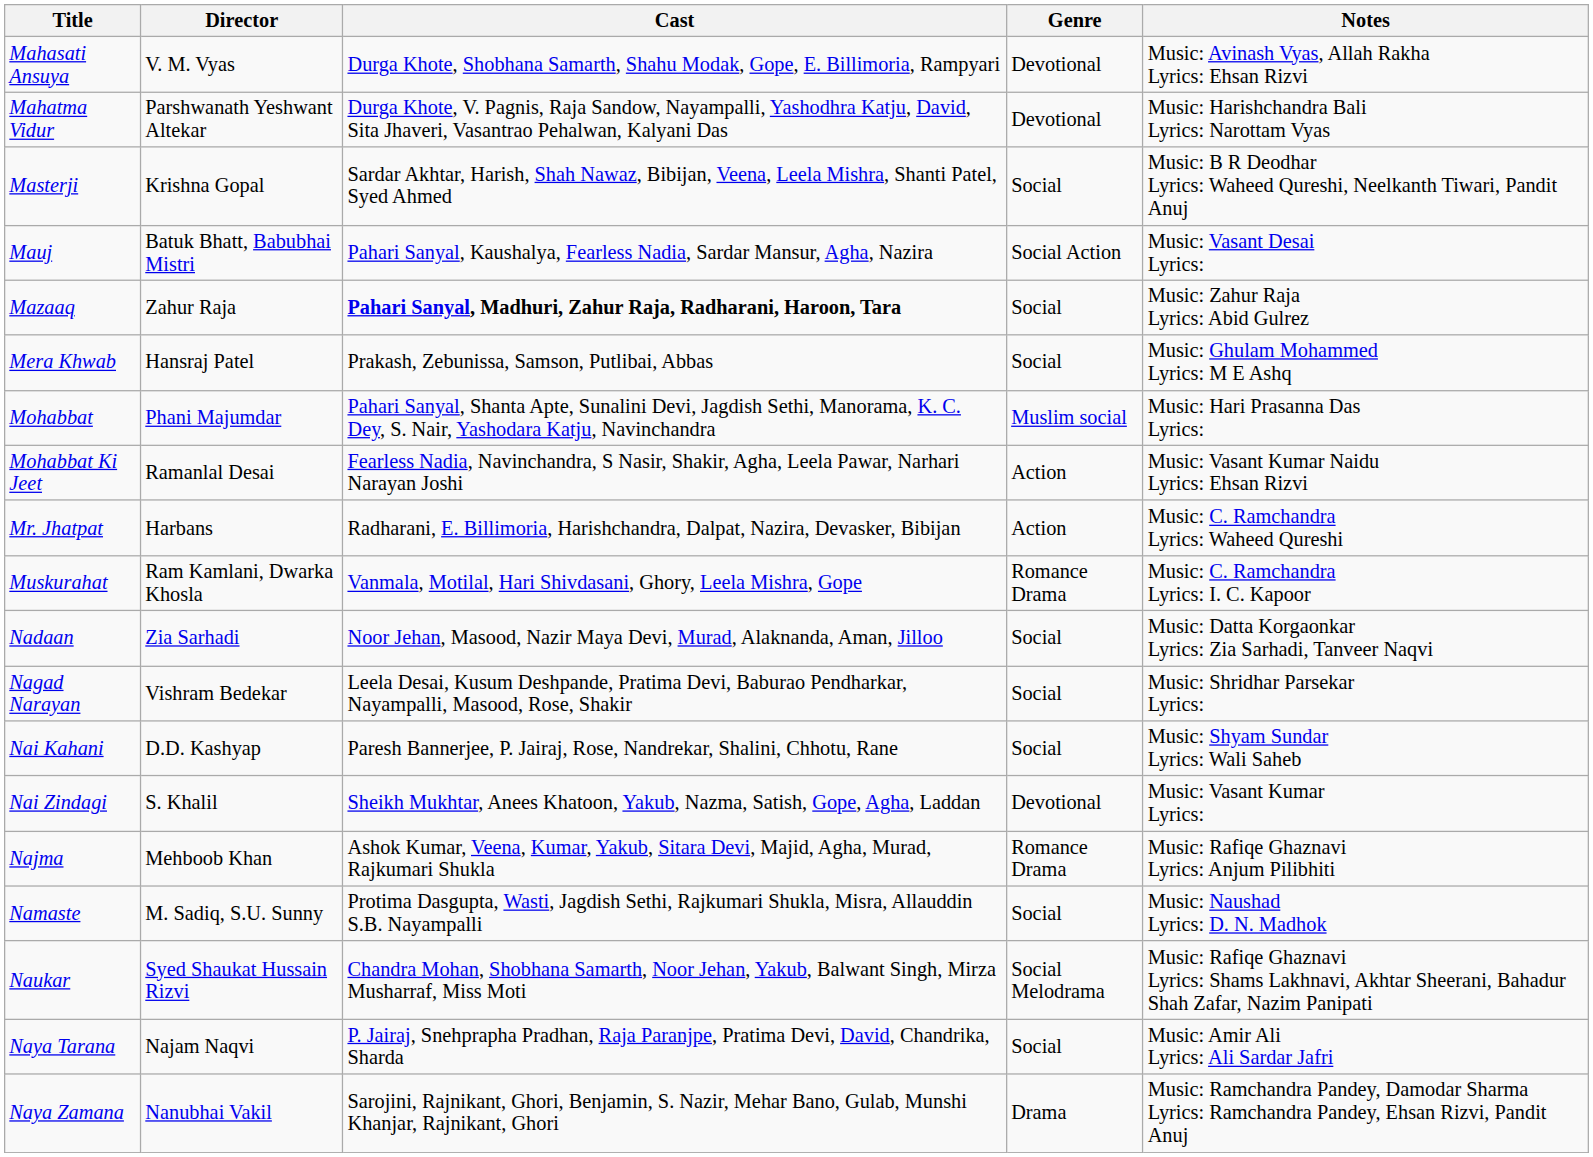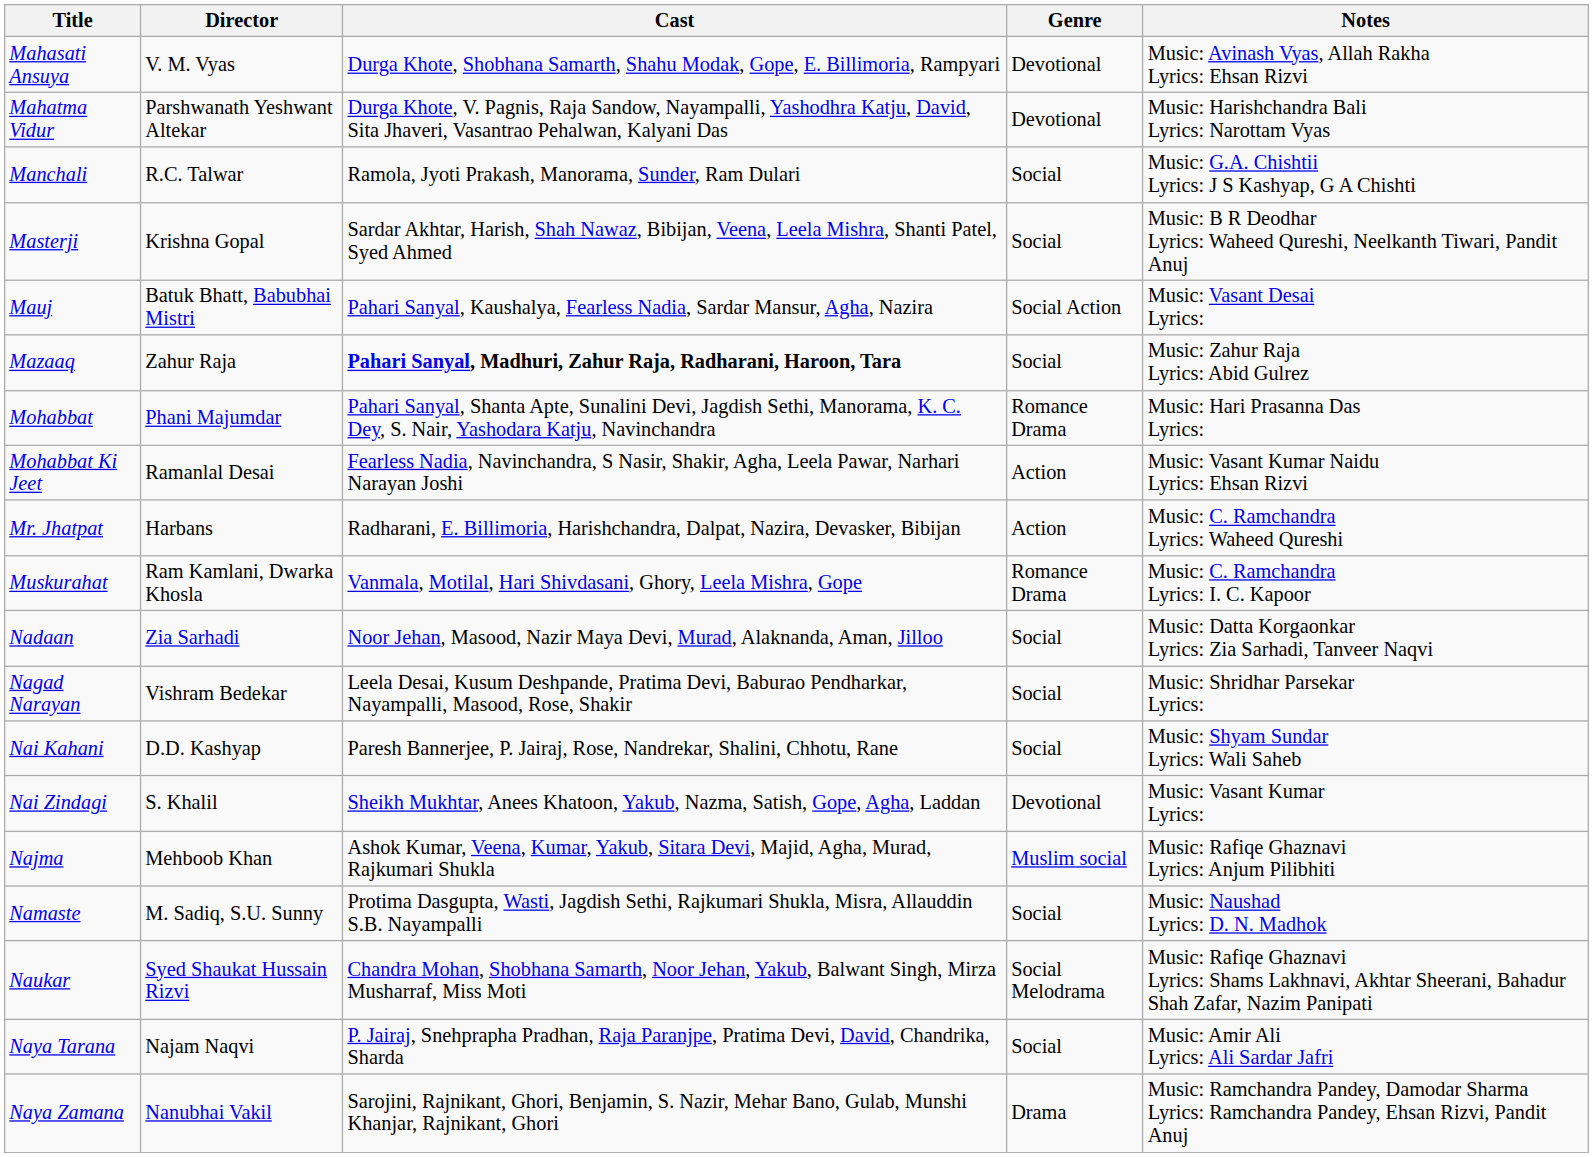+ row: (48, 174)
- row: (63, 362)
(1069, 417) Muslim social -> (1050, 417) Romance Drama
(1050, 858) Romance Drama -> (1069, 858) Muslim social
